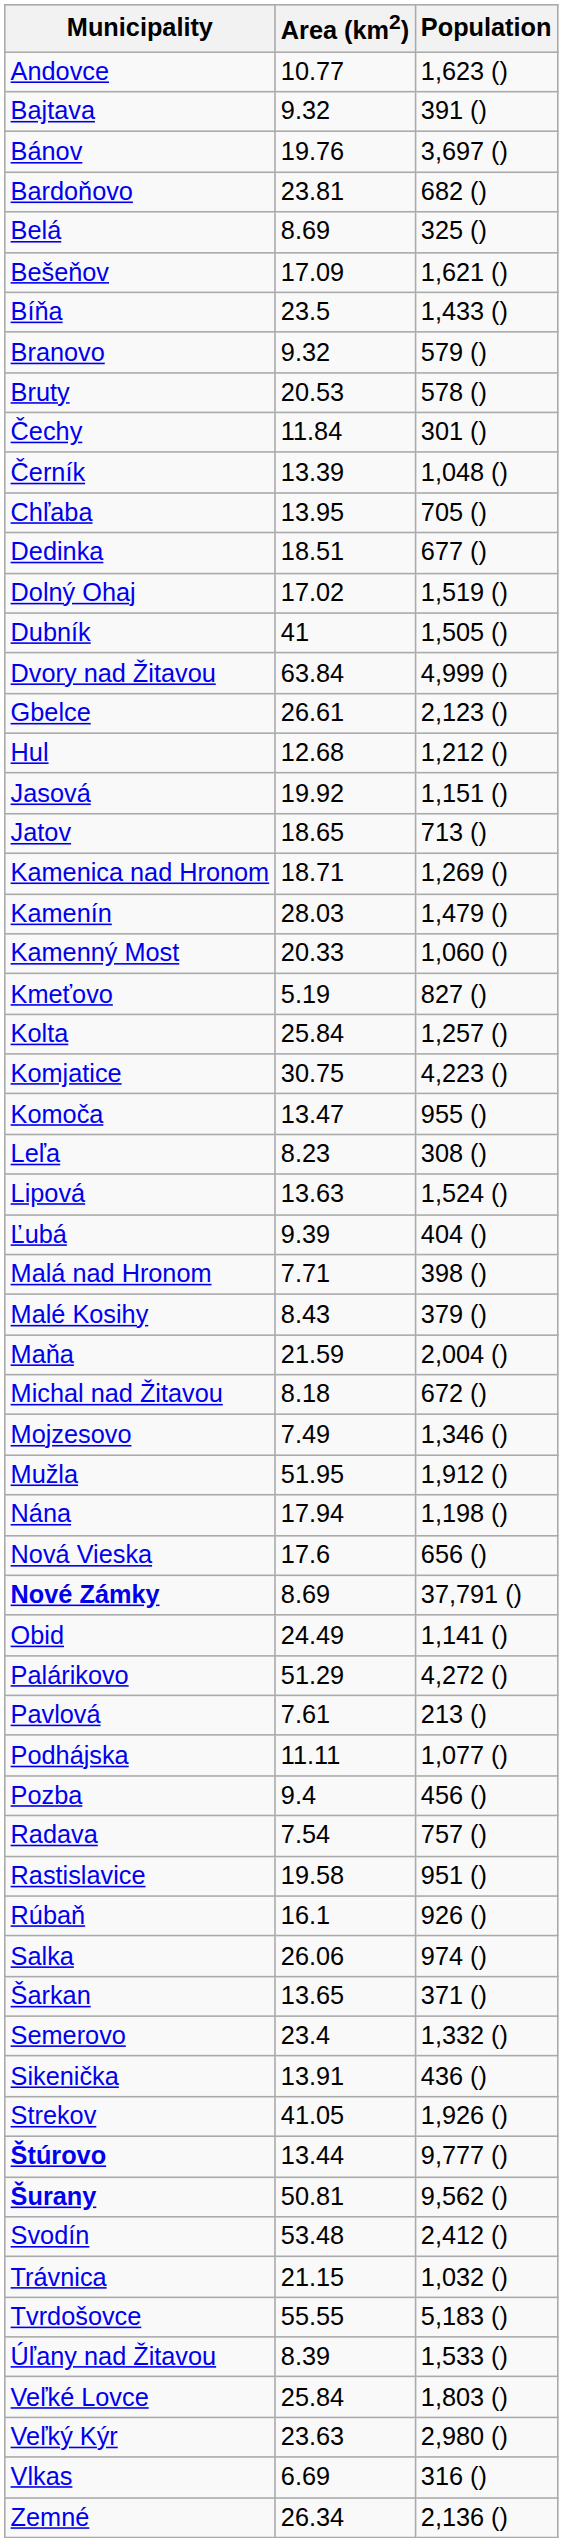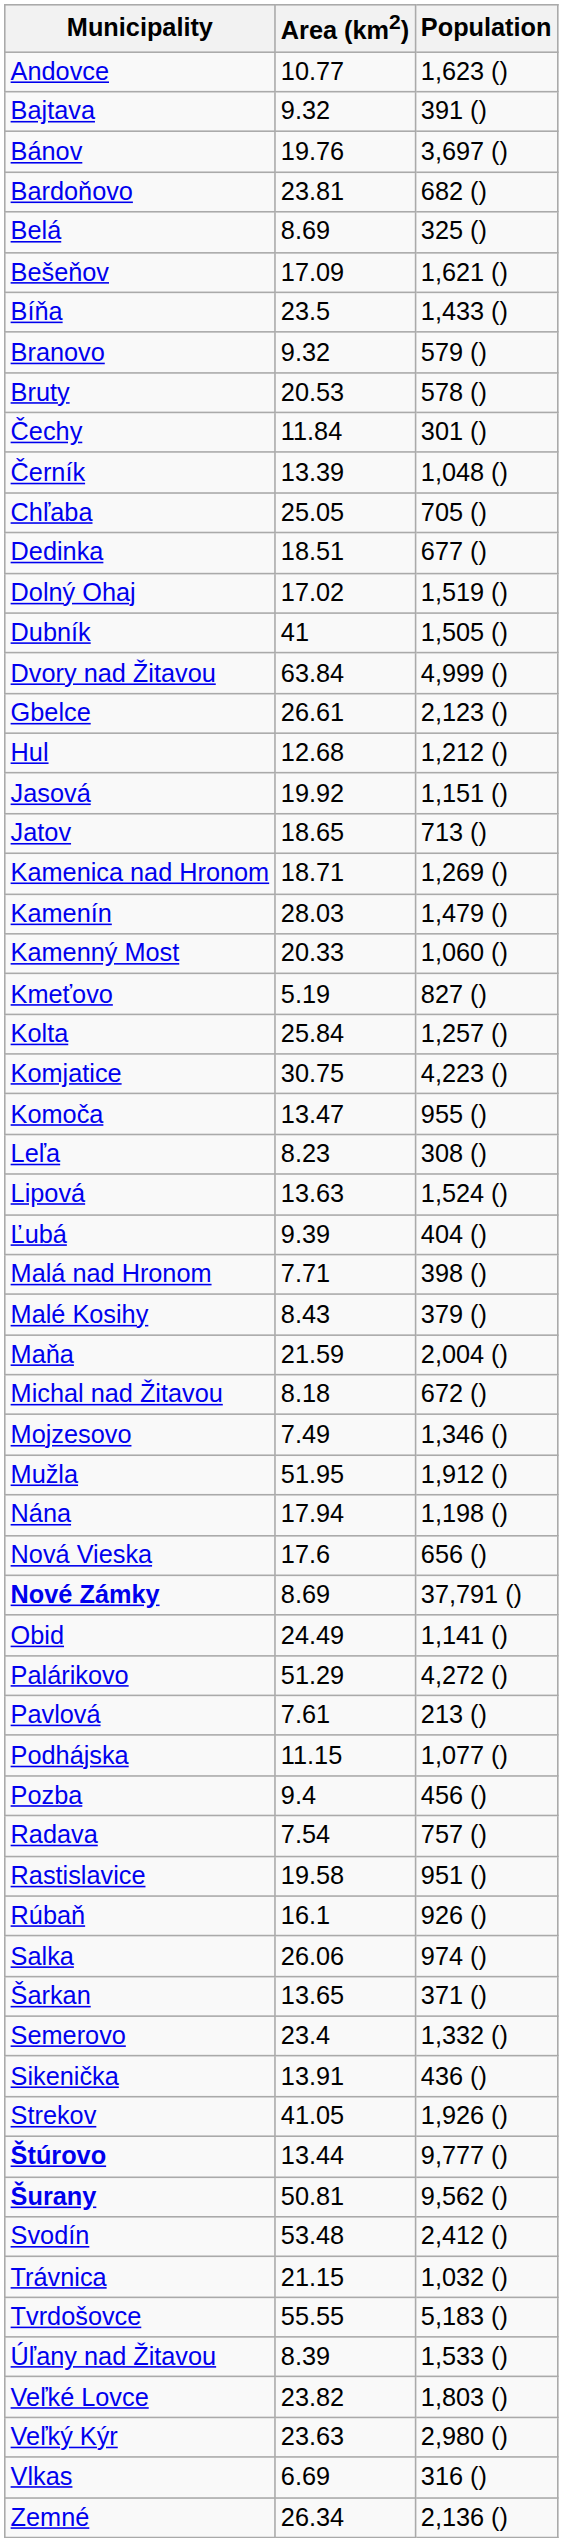(312, 512) 13.95 -> (312, 512) 25.05
(311, 1755) 11.11 -> (312, 1755) 11.15
(312, 2396) 25.84 -> (312, 2396) 23.82
